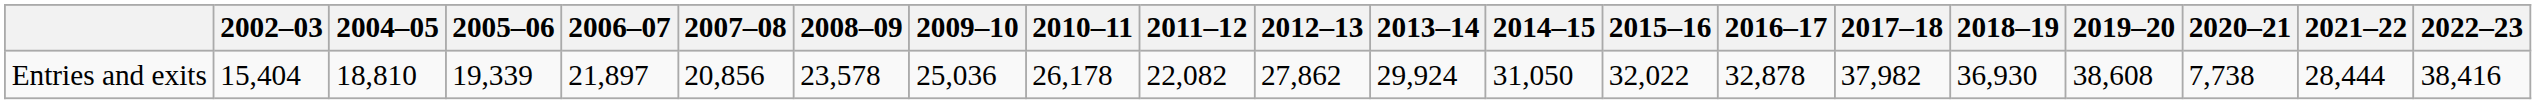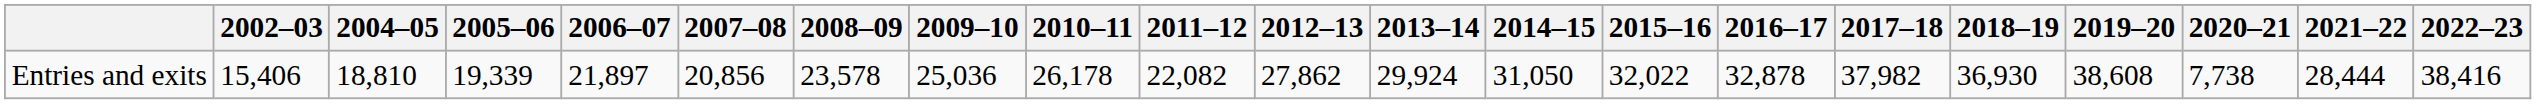(261, 74) 15,404 -> (261, 74) 15,406
